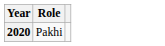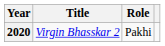+ column: (78, 13)
